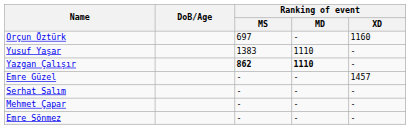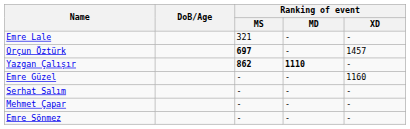+ row: (29, 38)
(244, 38) normal -> (244, 51) bold
(361, 38) 1160 -> (356, 51) 1457
- row: (34, 51)
(361, 78) 1457 -> (356, 78) 1160
